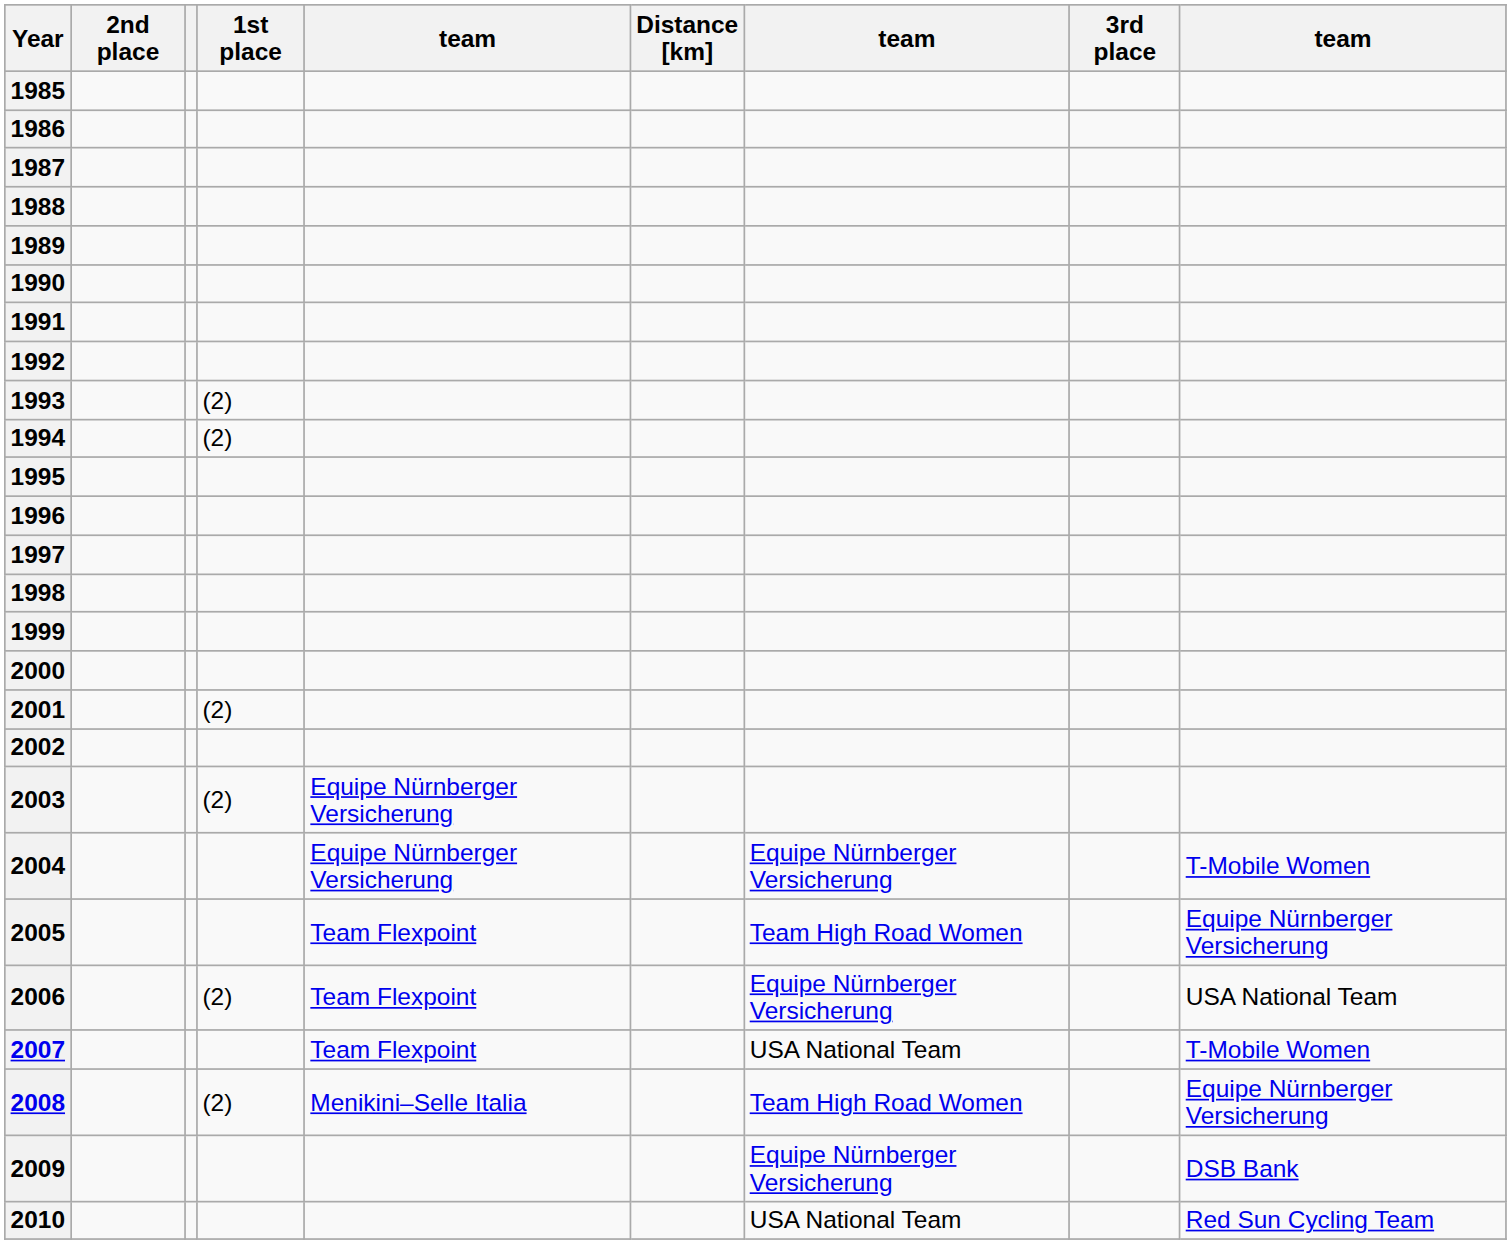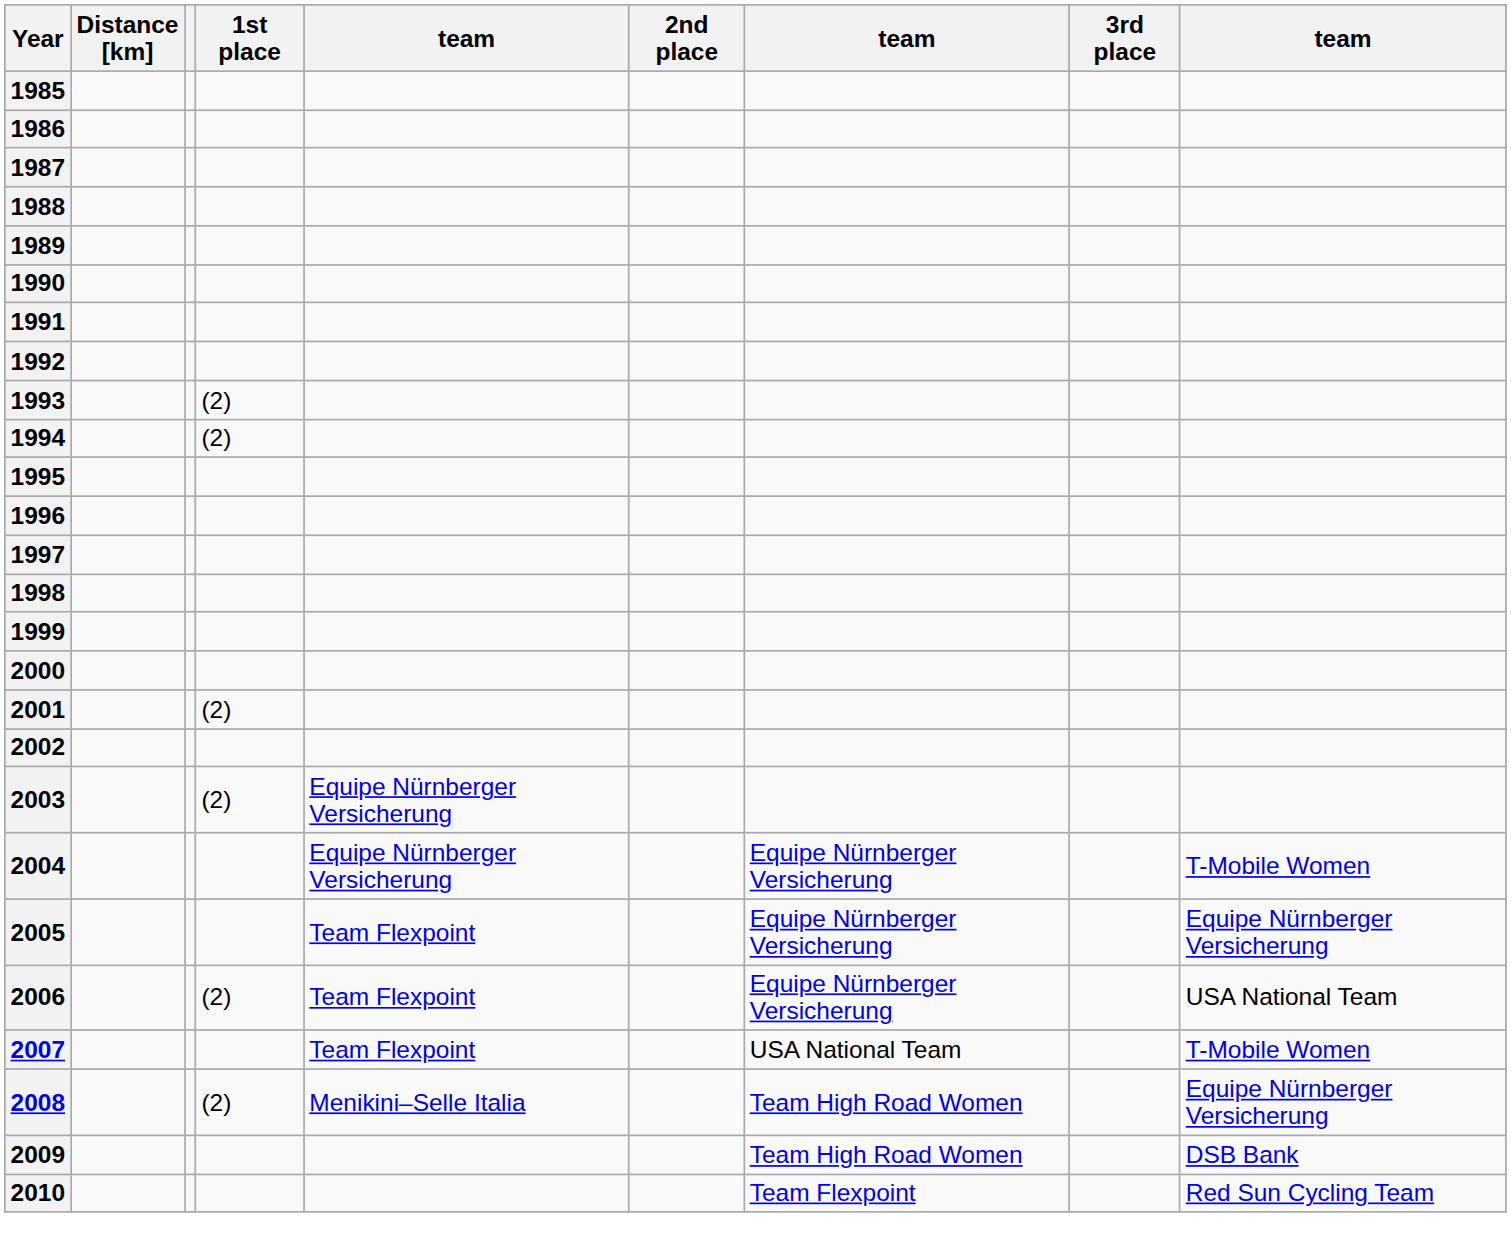columns swapped: (687, 38) <-> (128, 38)
(886, 932) Team High Road Women -> (853, 932) Equipe Nürnberger Versicherung
(853, 1168) Equipe Nürnberger Versicherung -> (886, 1155) Team High Road Women
(856, 1221) USA National Team -> (833, 1193) Team Flexpoint
